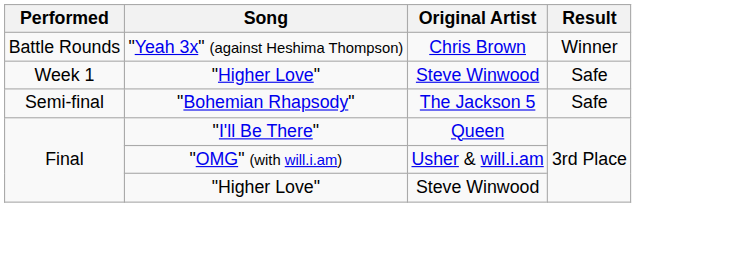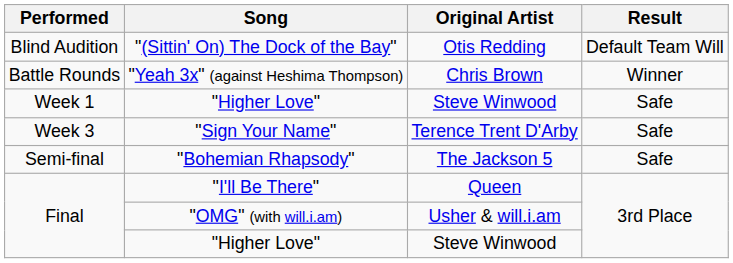+ row: (64, 46)
+ row: (64, 131)
